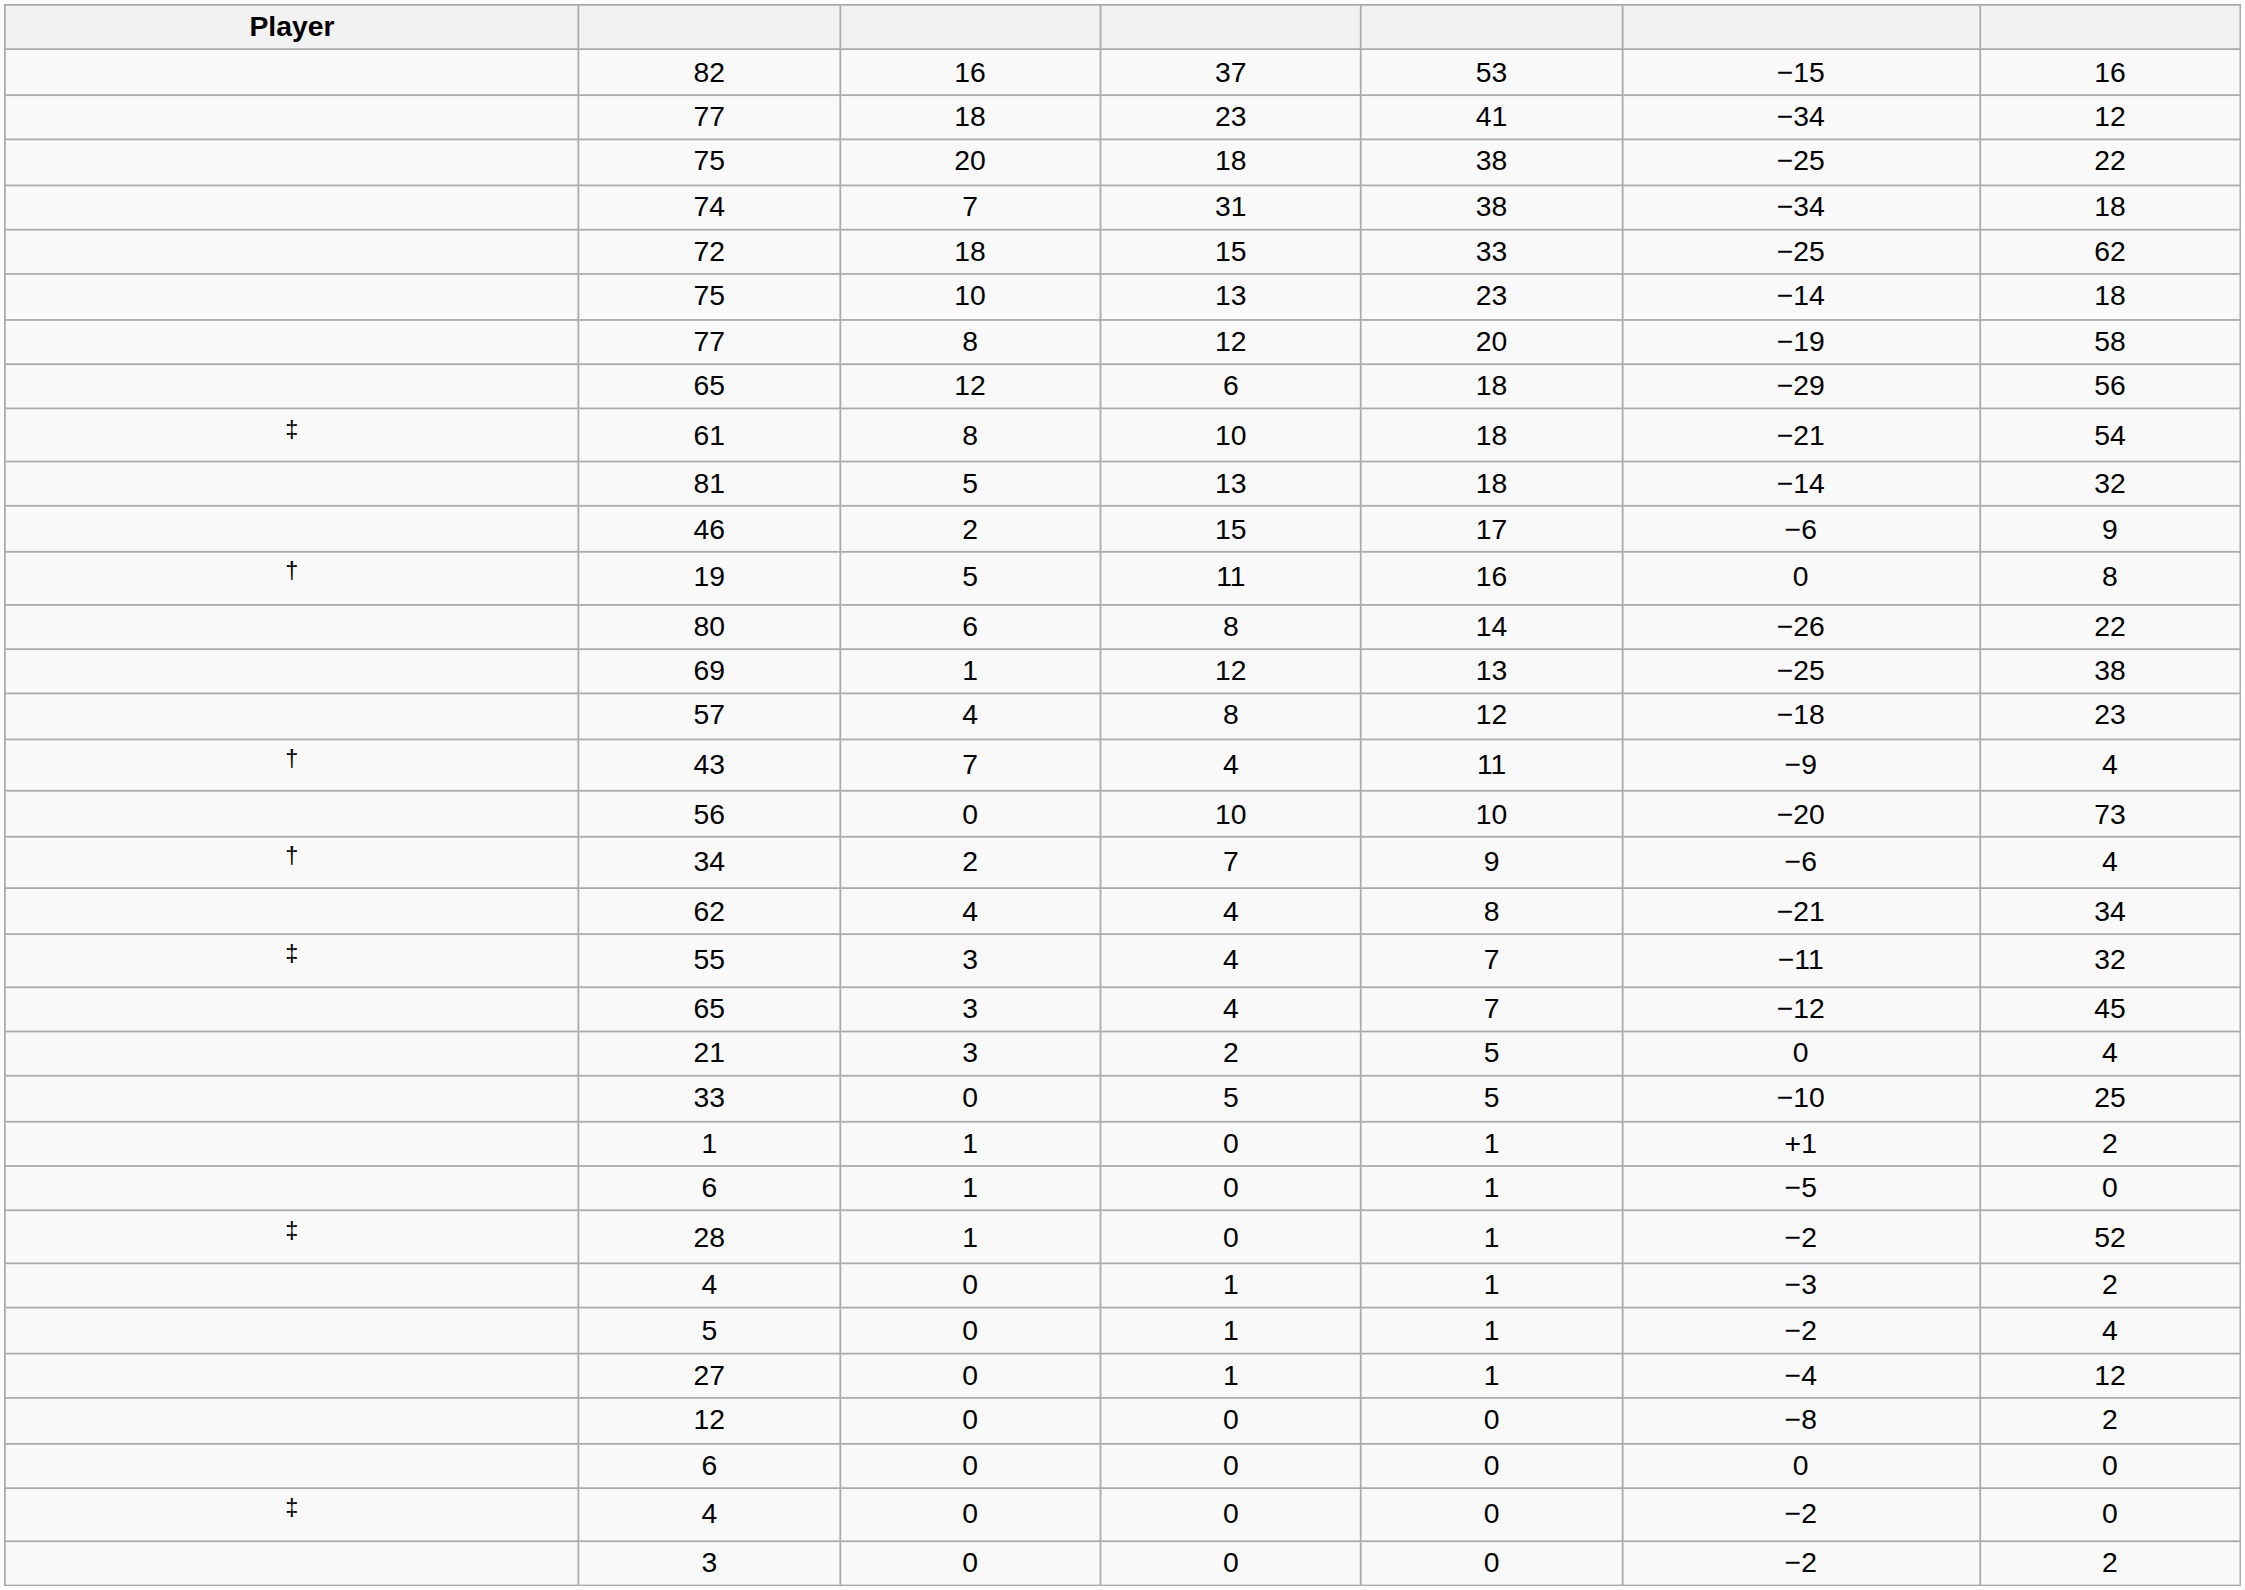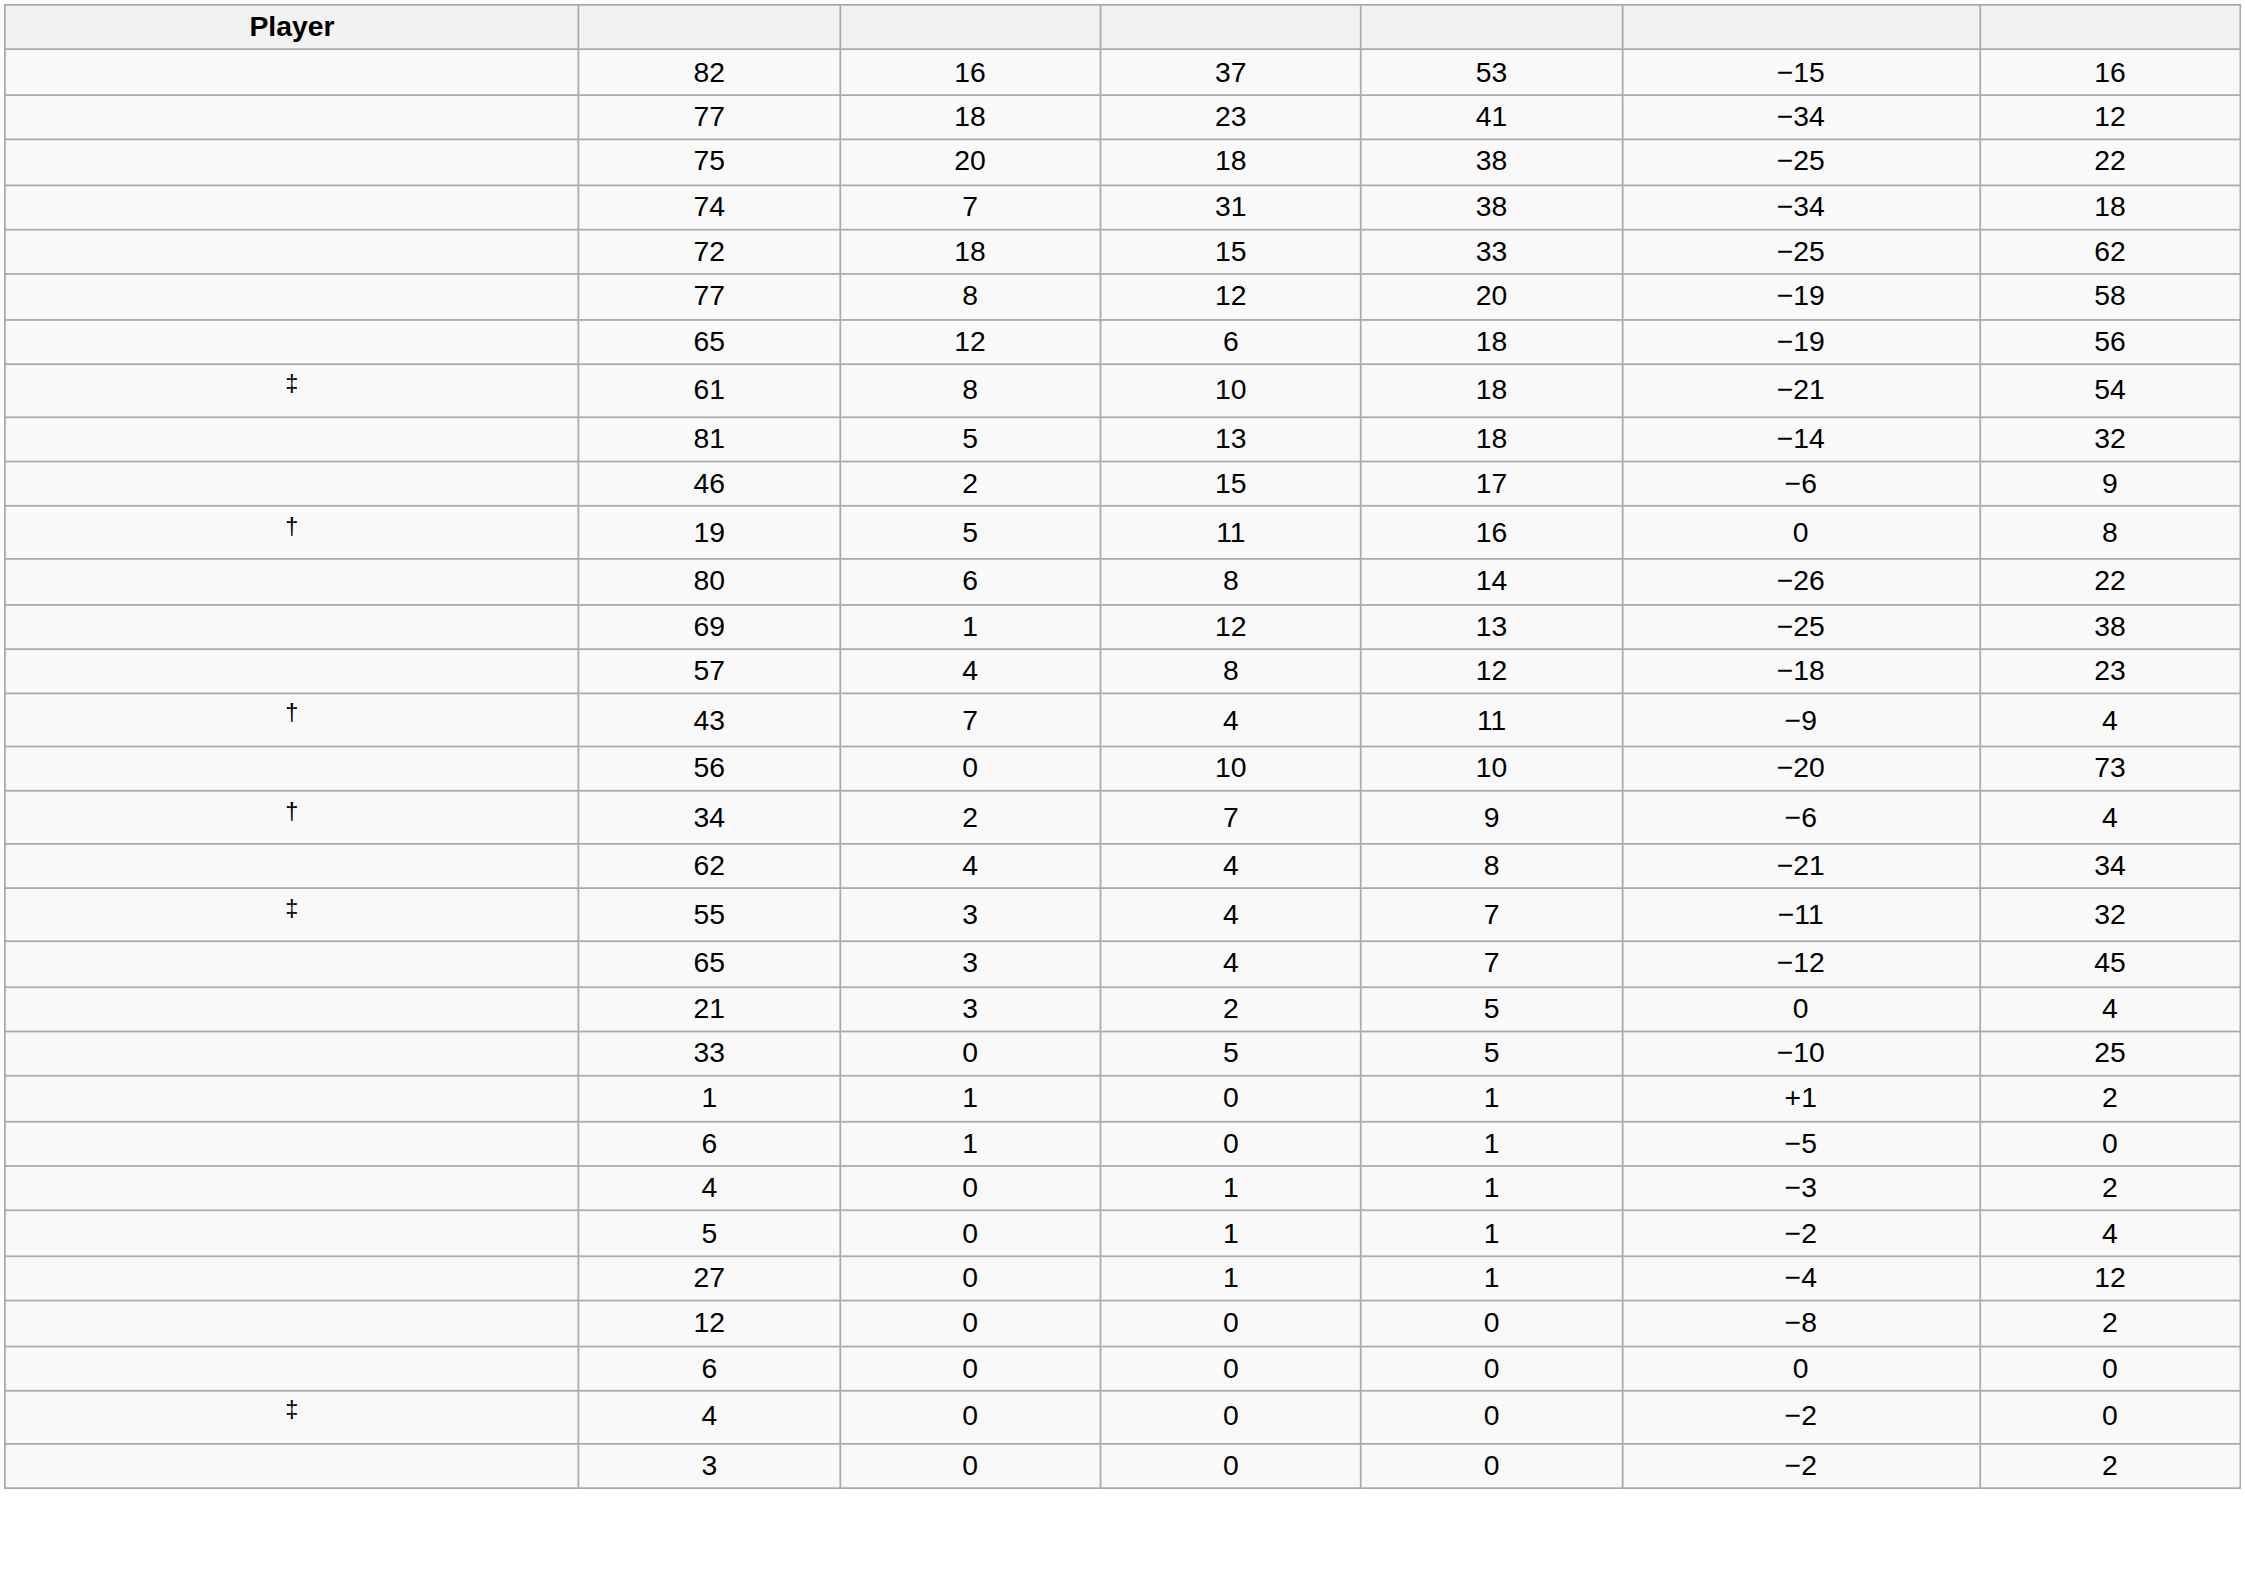- row: (709, 296)
(1801, 386) −29 -> (1801, 341) −19
- row: (709, 1236)
